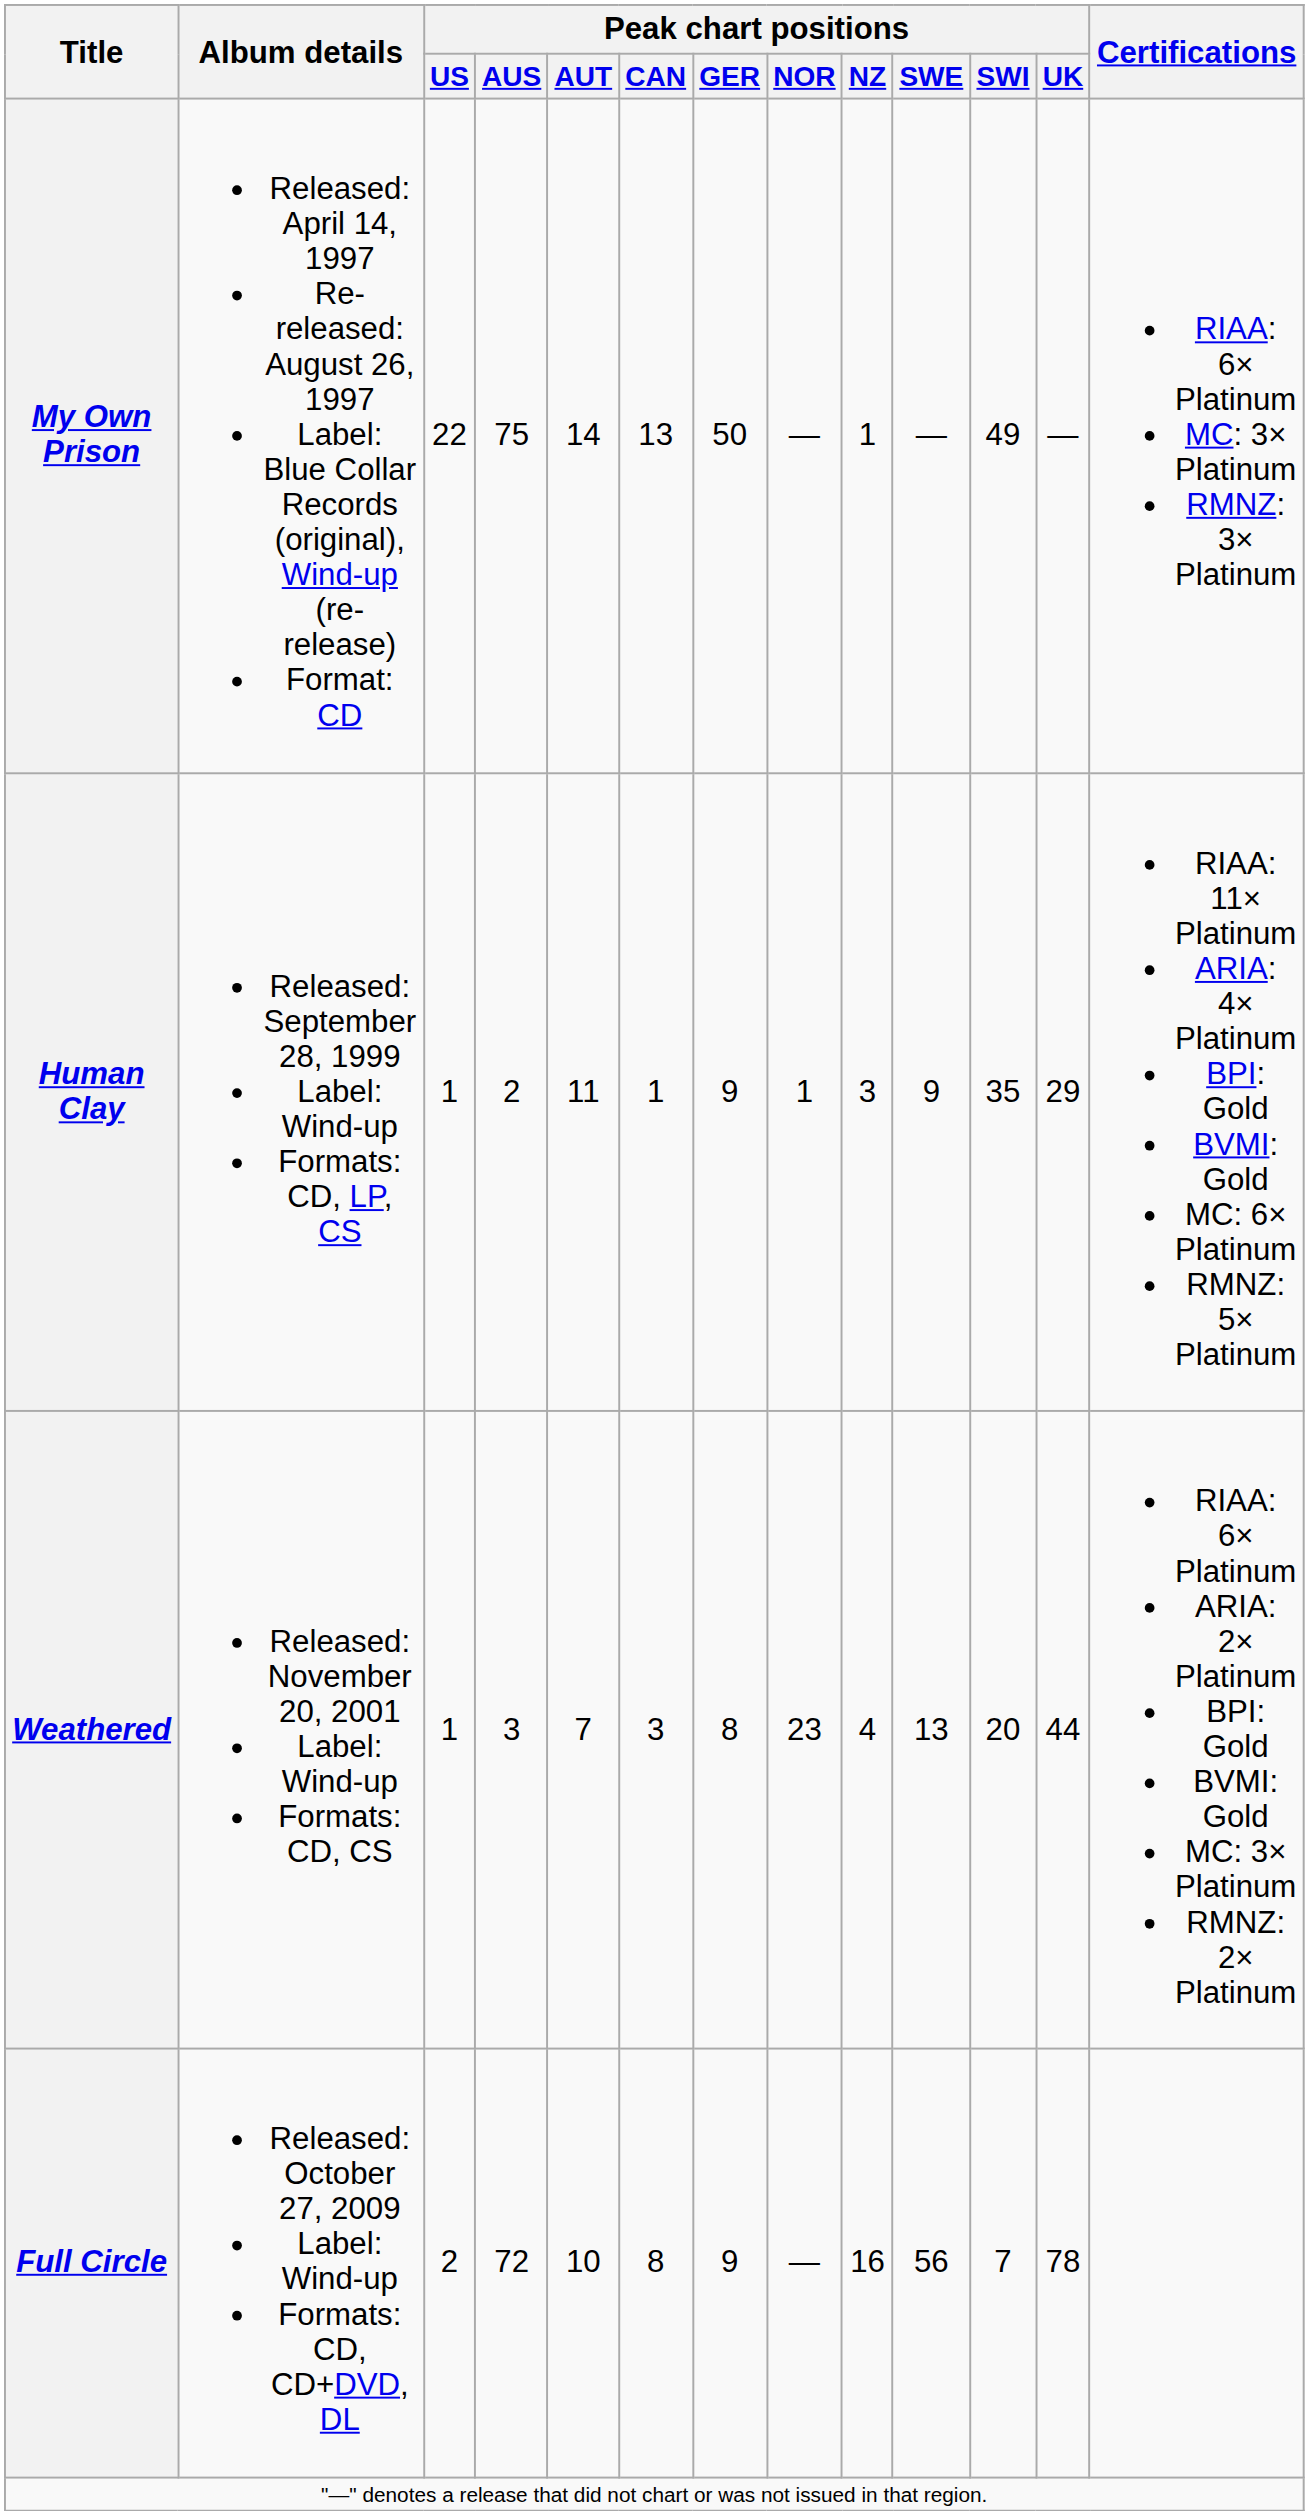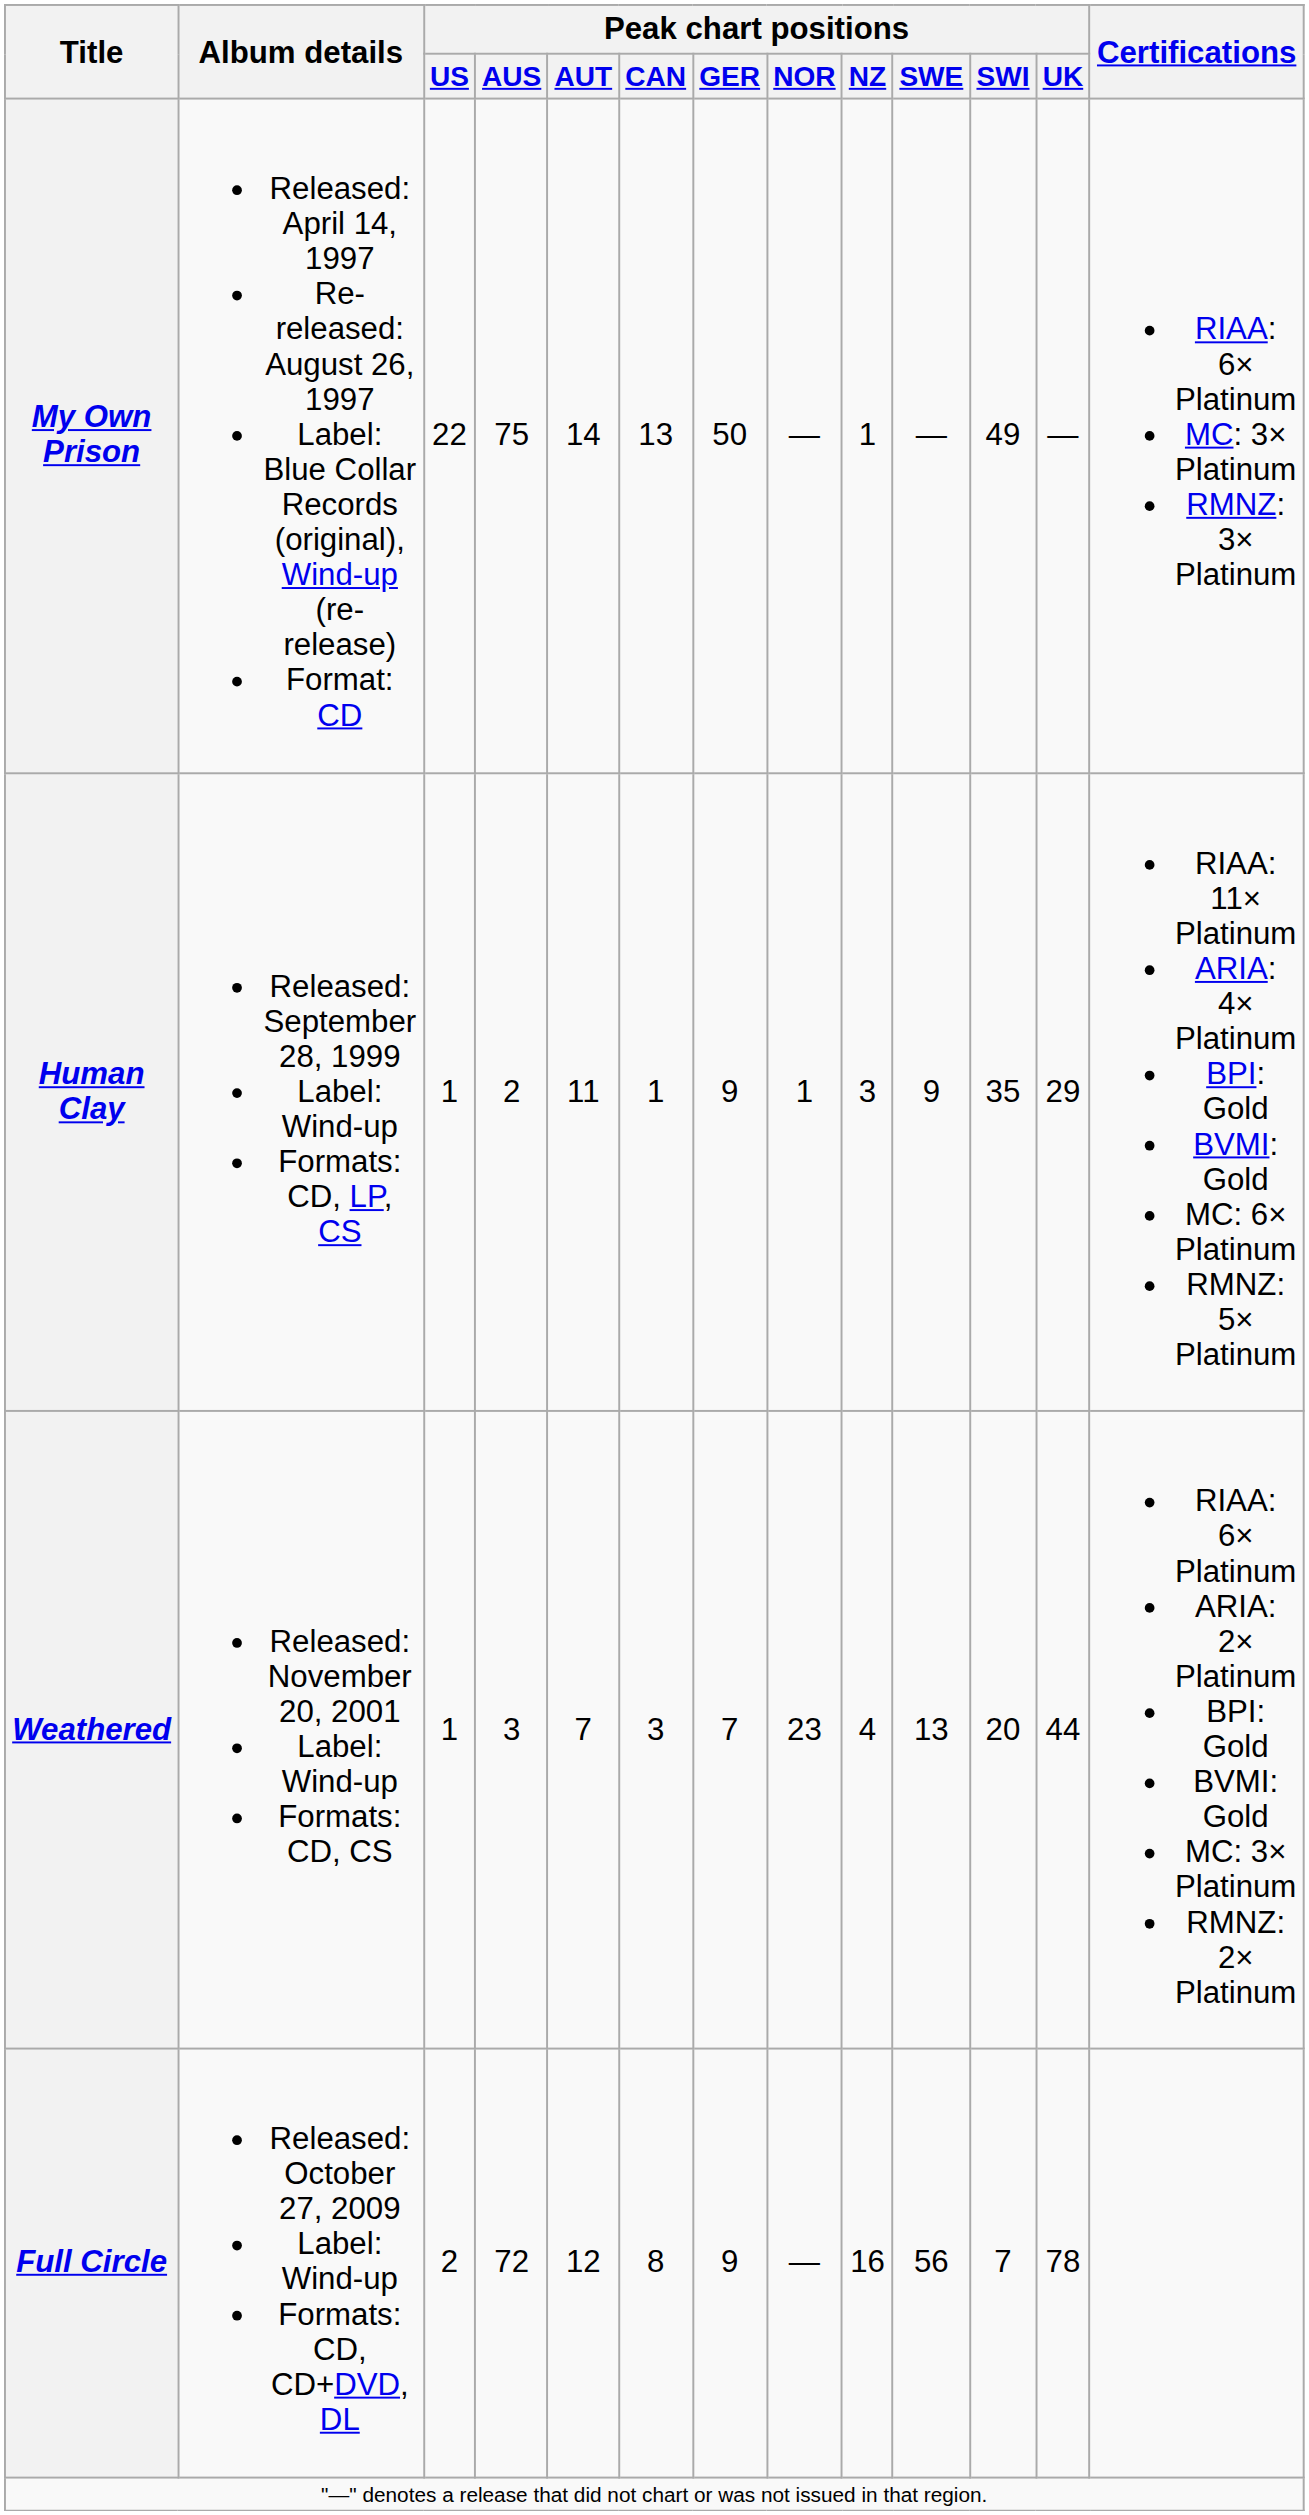(730, 1729) 8 -> (730, 1729) 7
(583, 2262) 10 -> (583, 2262) 12
